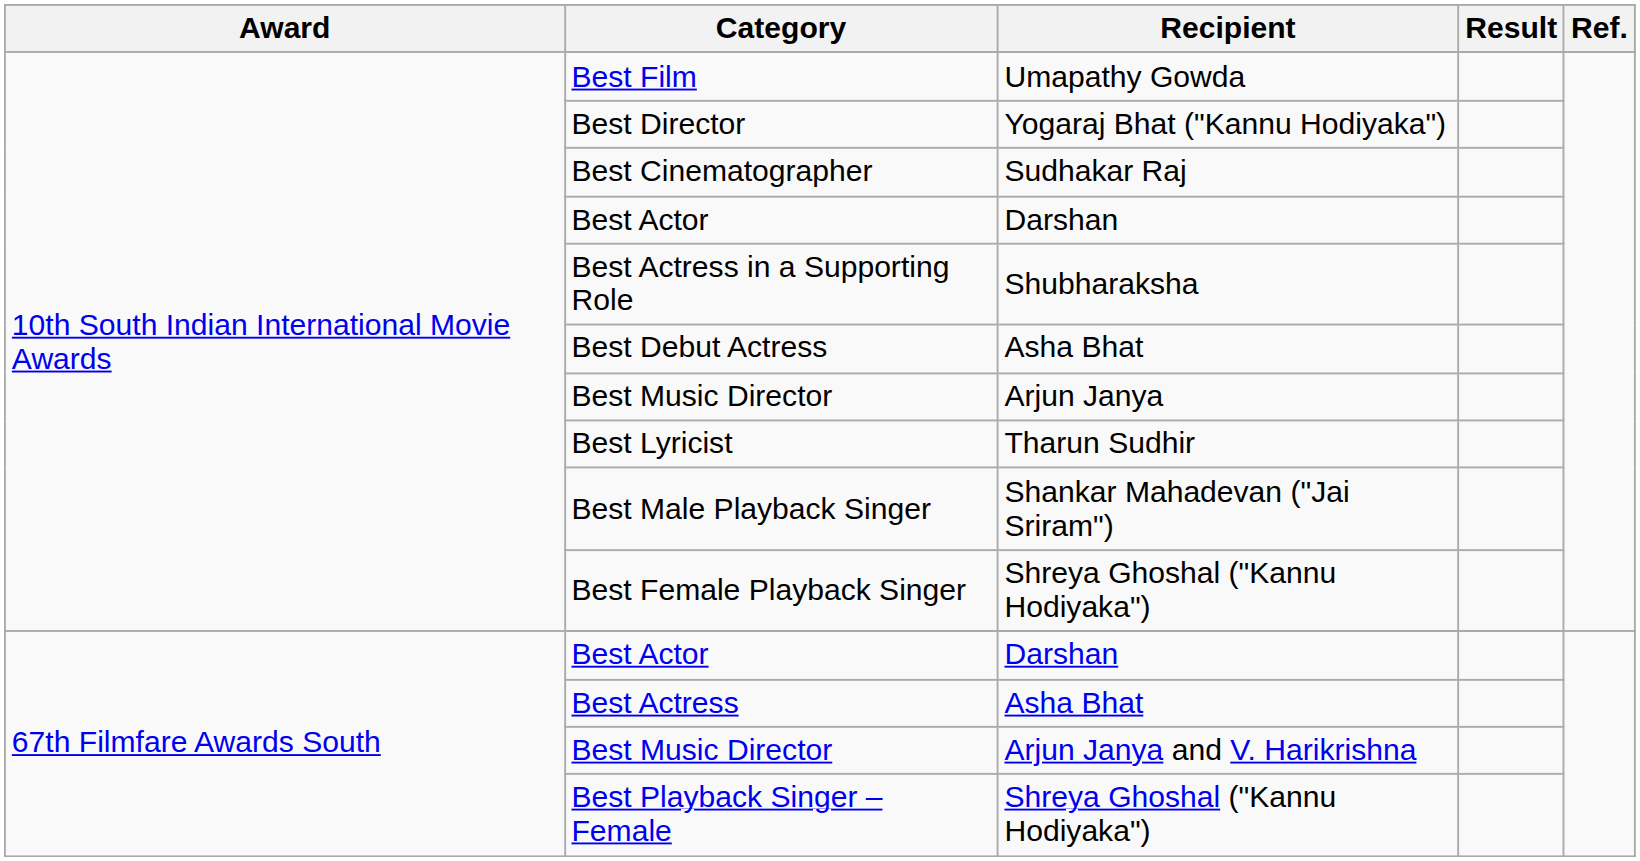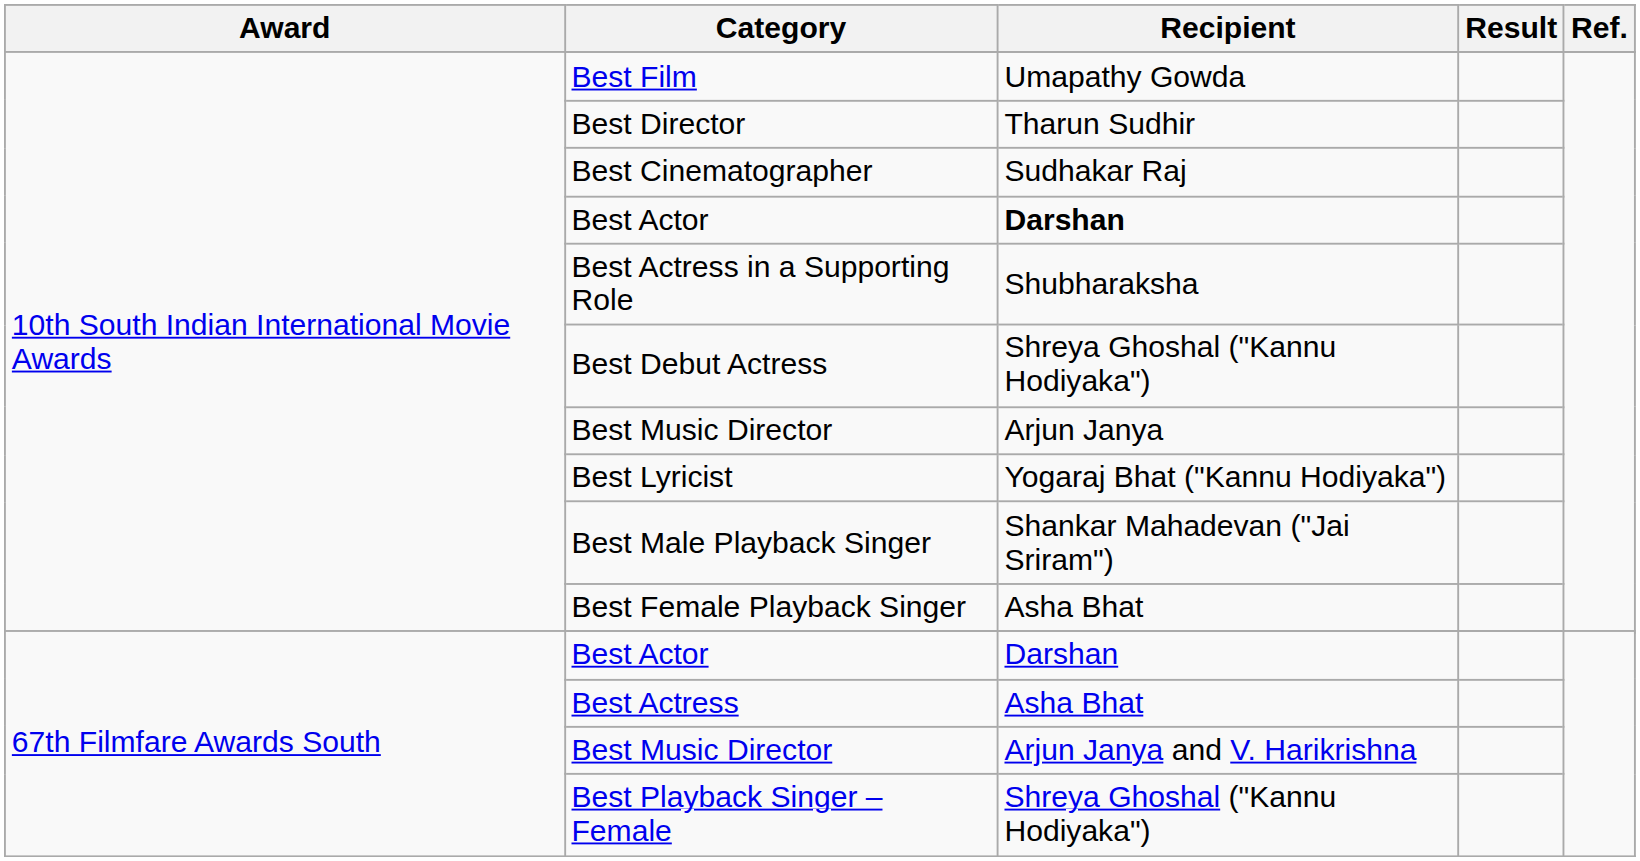(1225, 123) Yogaraj Bhat ("Kannu Hodiyaka") -> (1100, 123) Tharun Sudhir
(1061, 219) normal -> (1065, 219) bold
(1074, 348) Asha Bhat -> (1170, 365) Shreya Ghoshal ("Kannu Hodiyaka")
(1100, 443) Tharun Sudhir -> (1225, 477) Yogaraj Bhat ("Kannu Hodiyaka")
(1170, 590) Shreya Ghoshal ("Kannu Hodiyaka") -> (1074, 606) Asha Bhat
